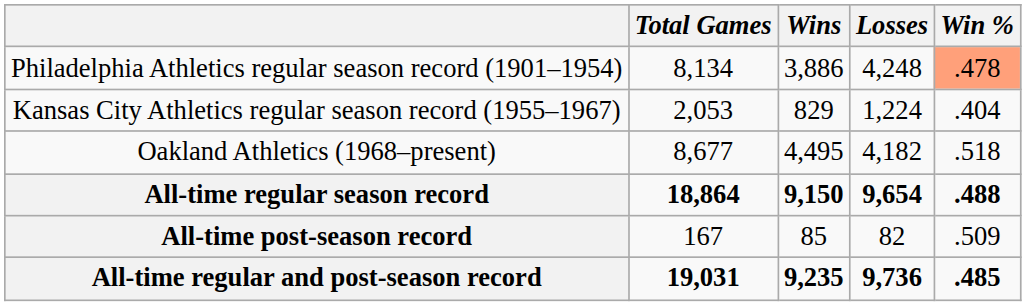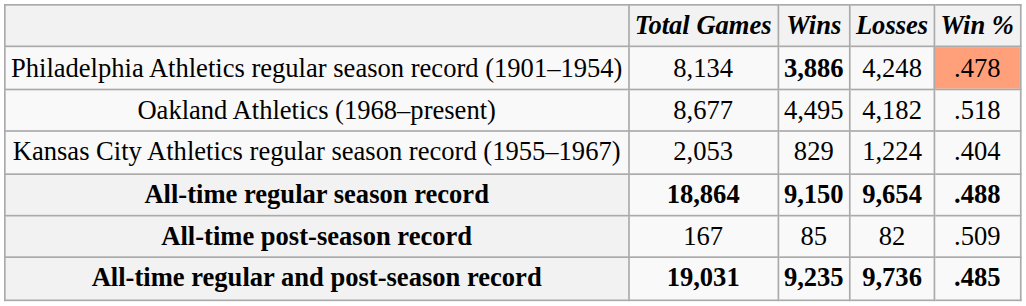(814, 67) normal -> (814, 67) bold
rows swapped: (317, 109) <-> (317, 151)
